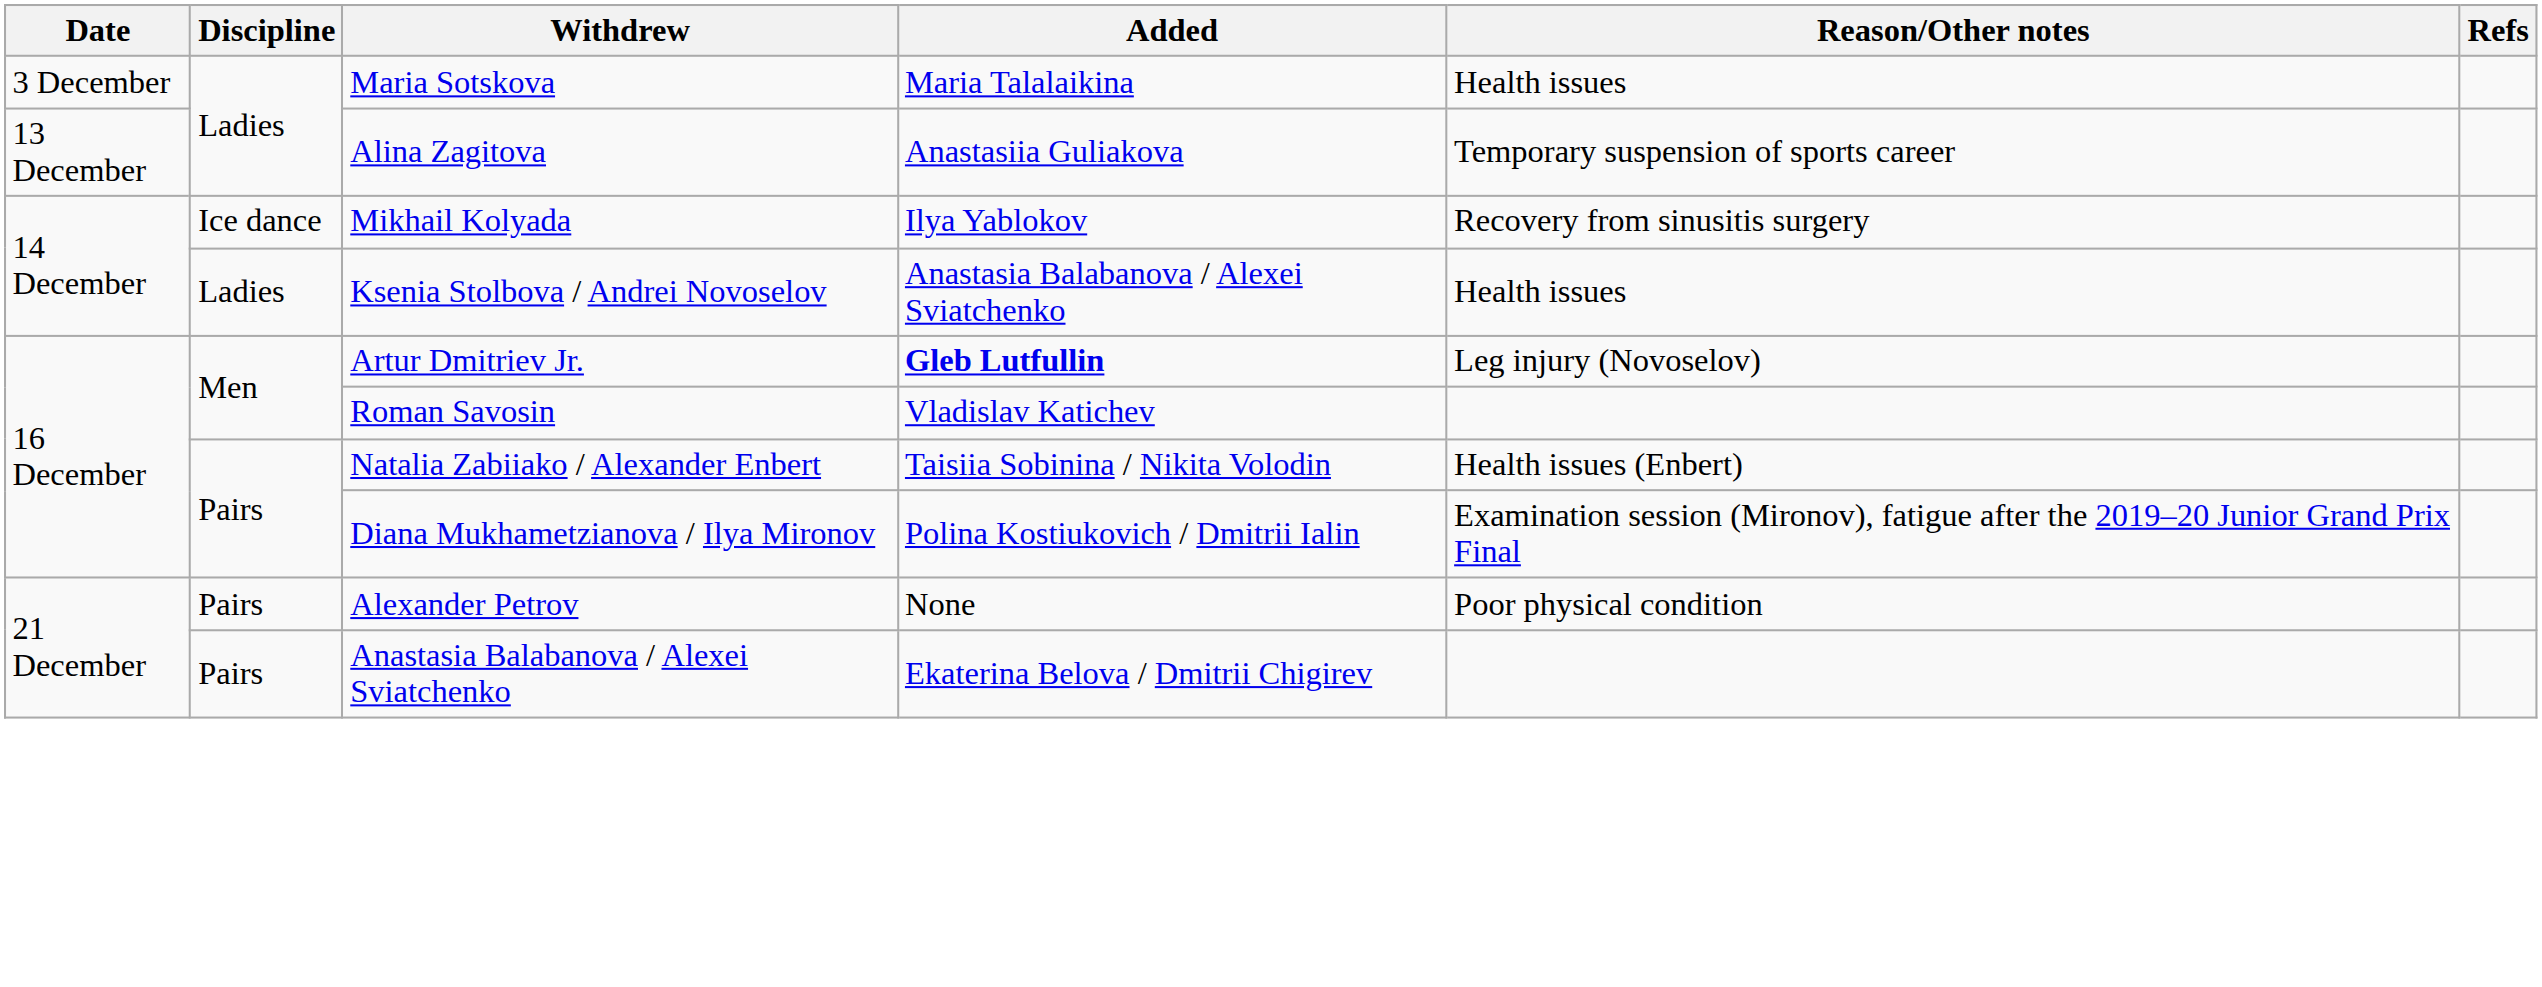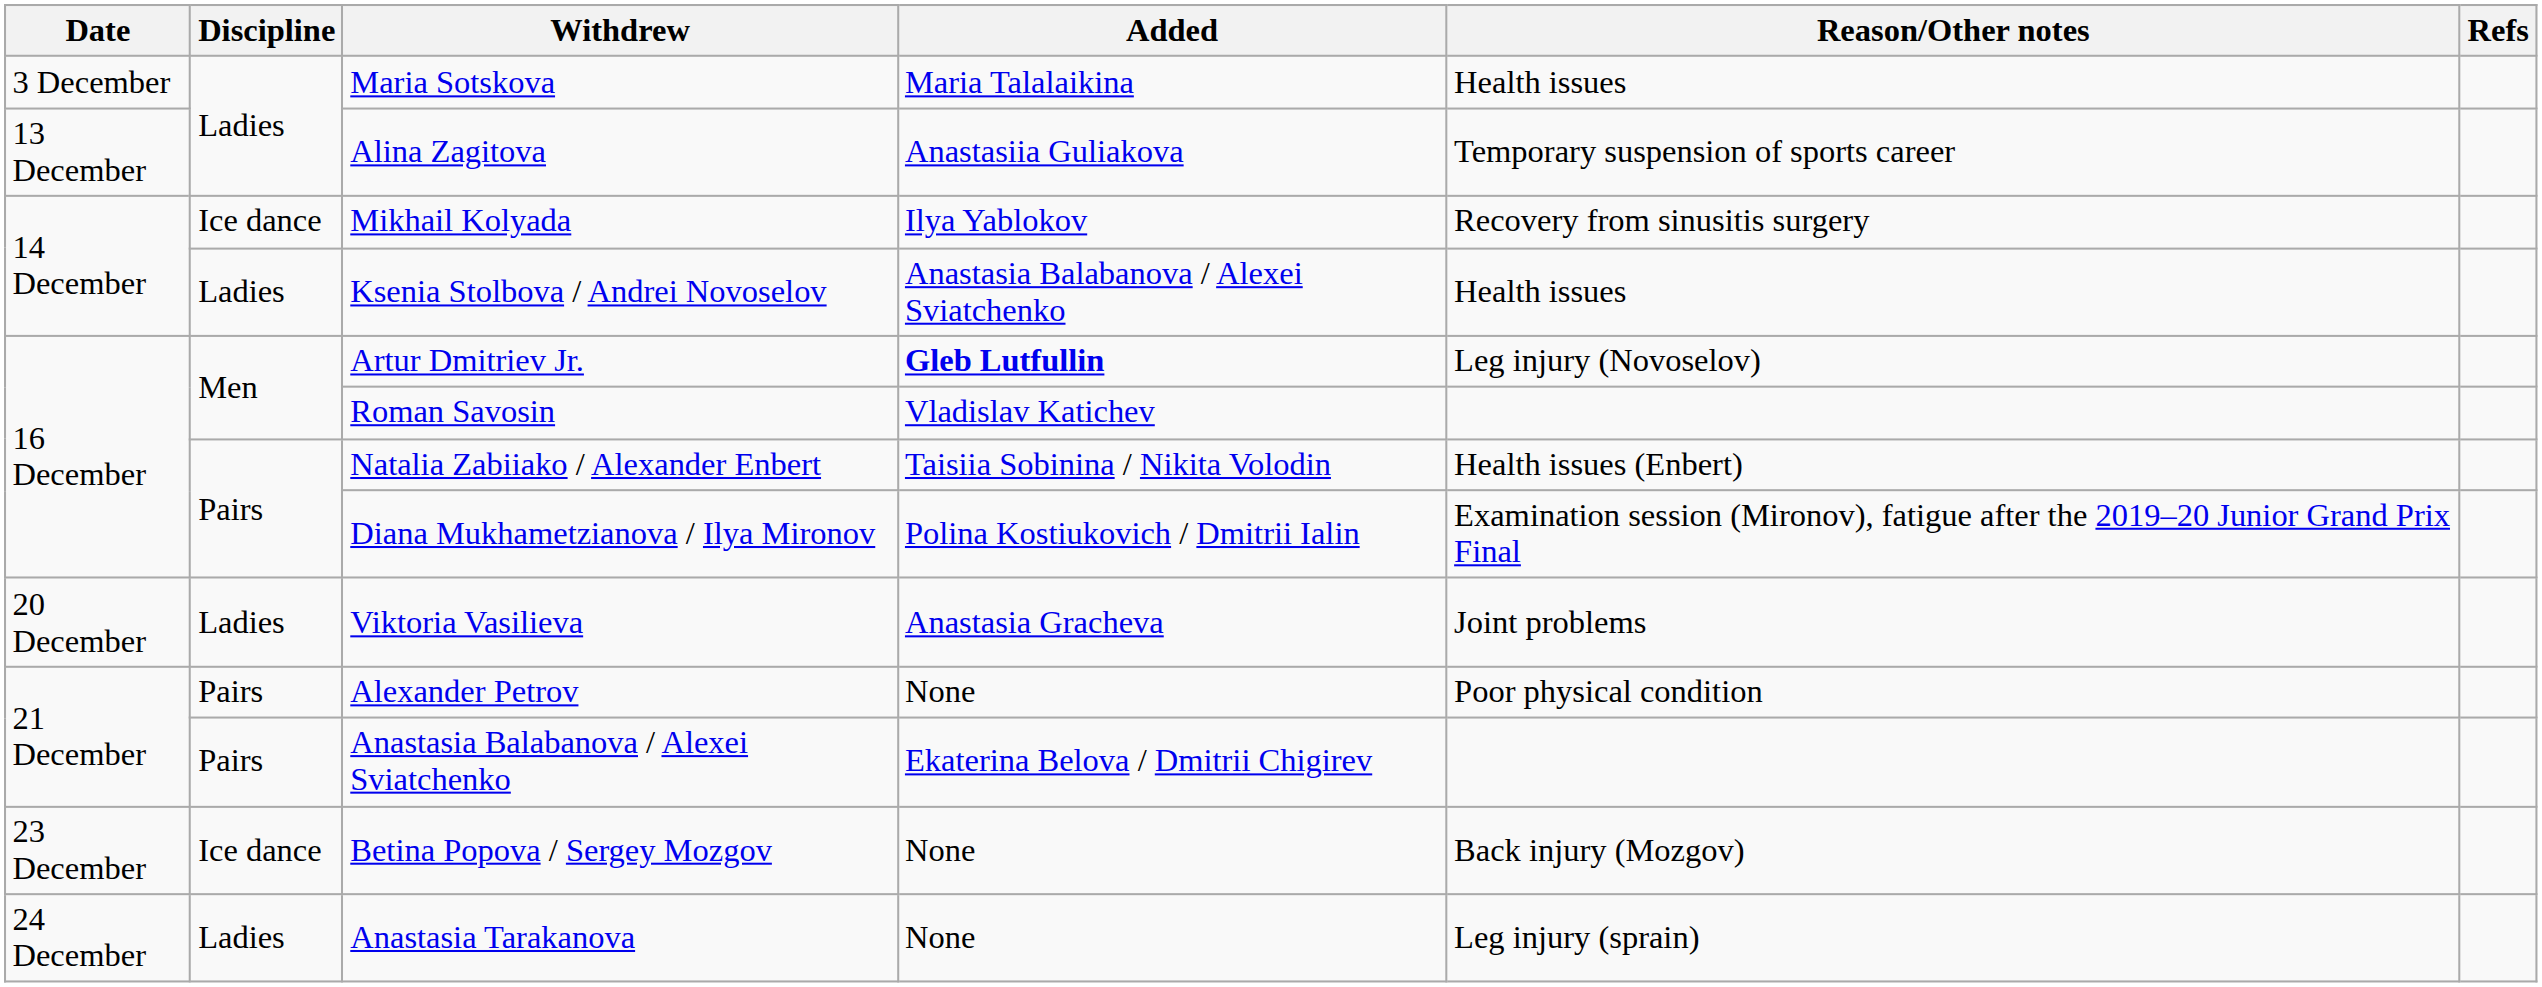+ row: (467, 621)
+ row: (561, 849)
+ row: (493, 937)
